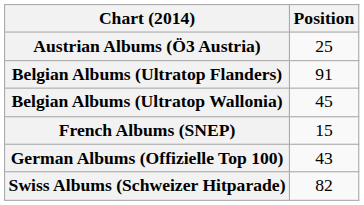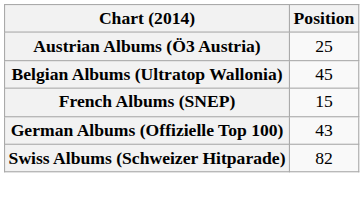- row: (147, 74)
